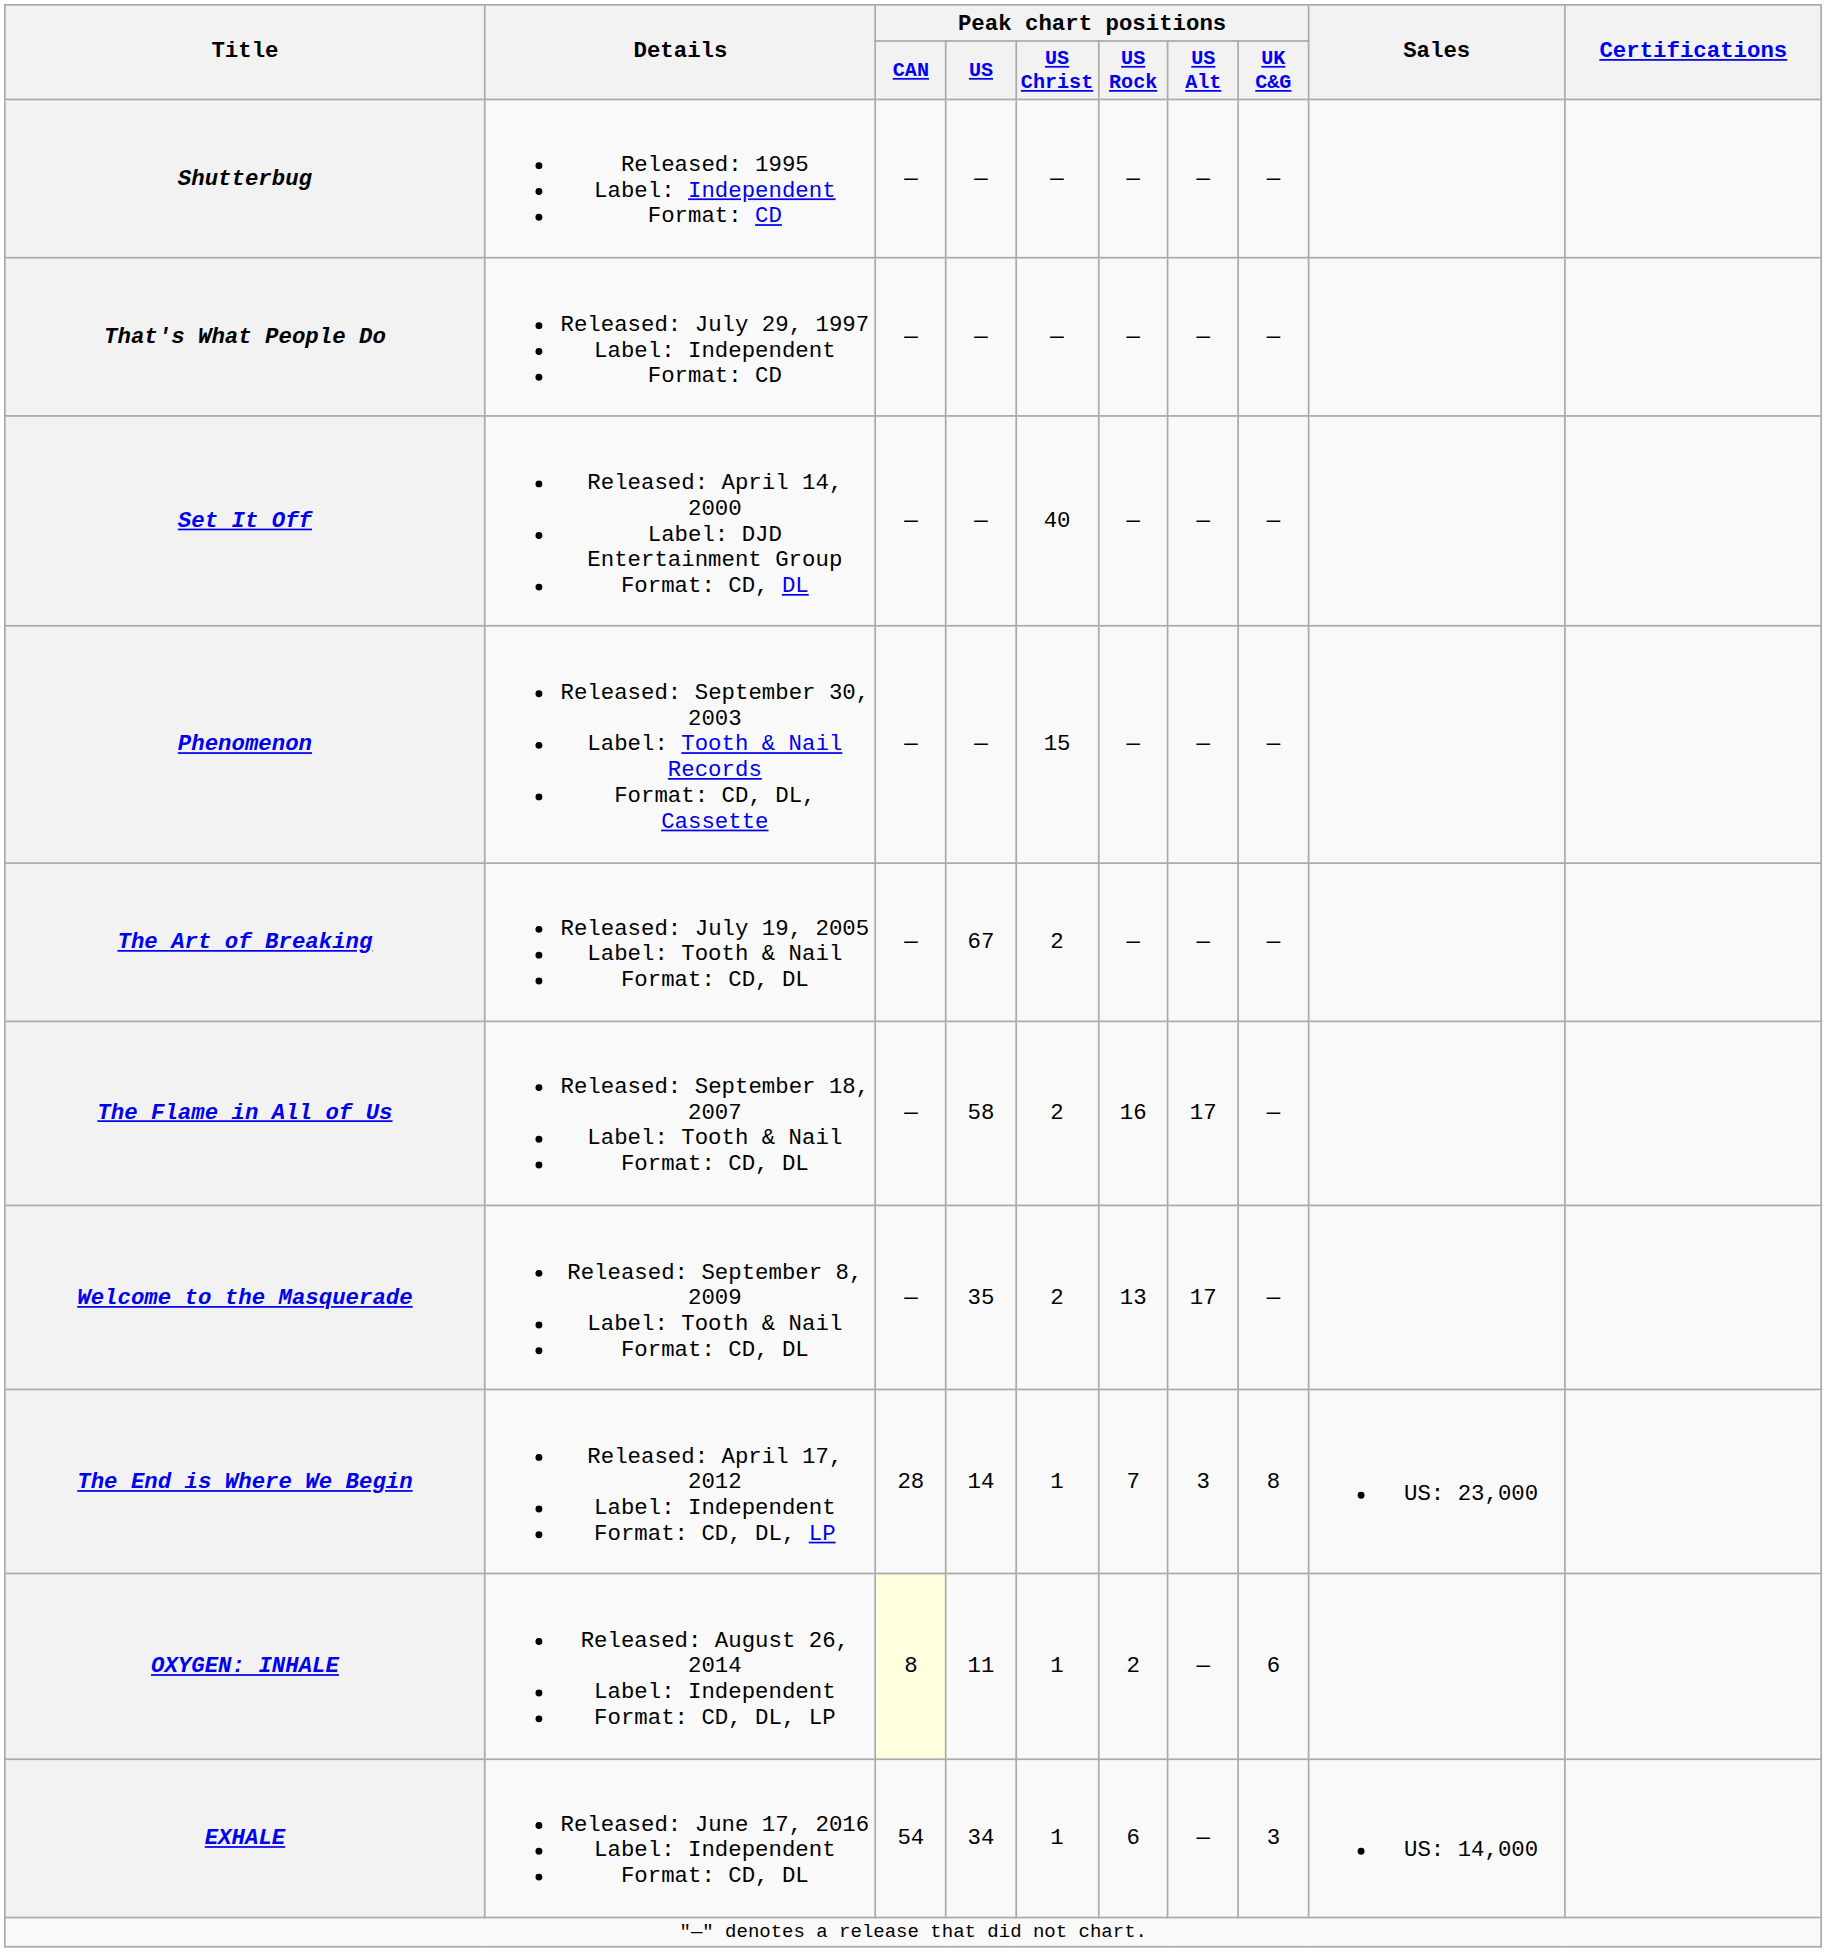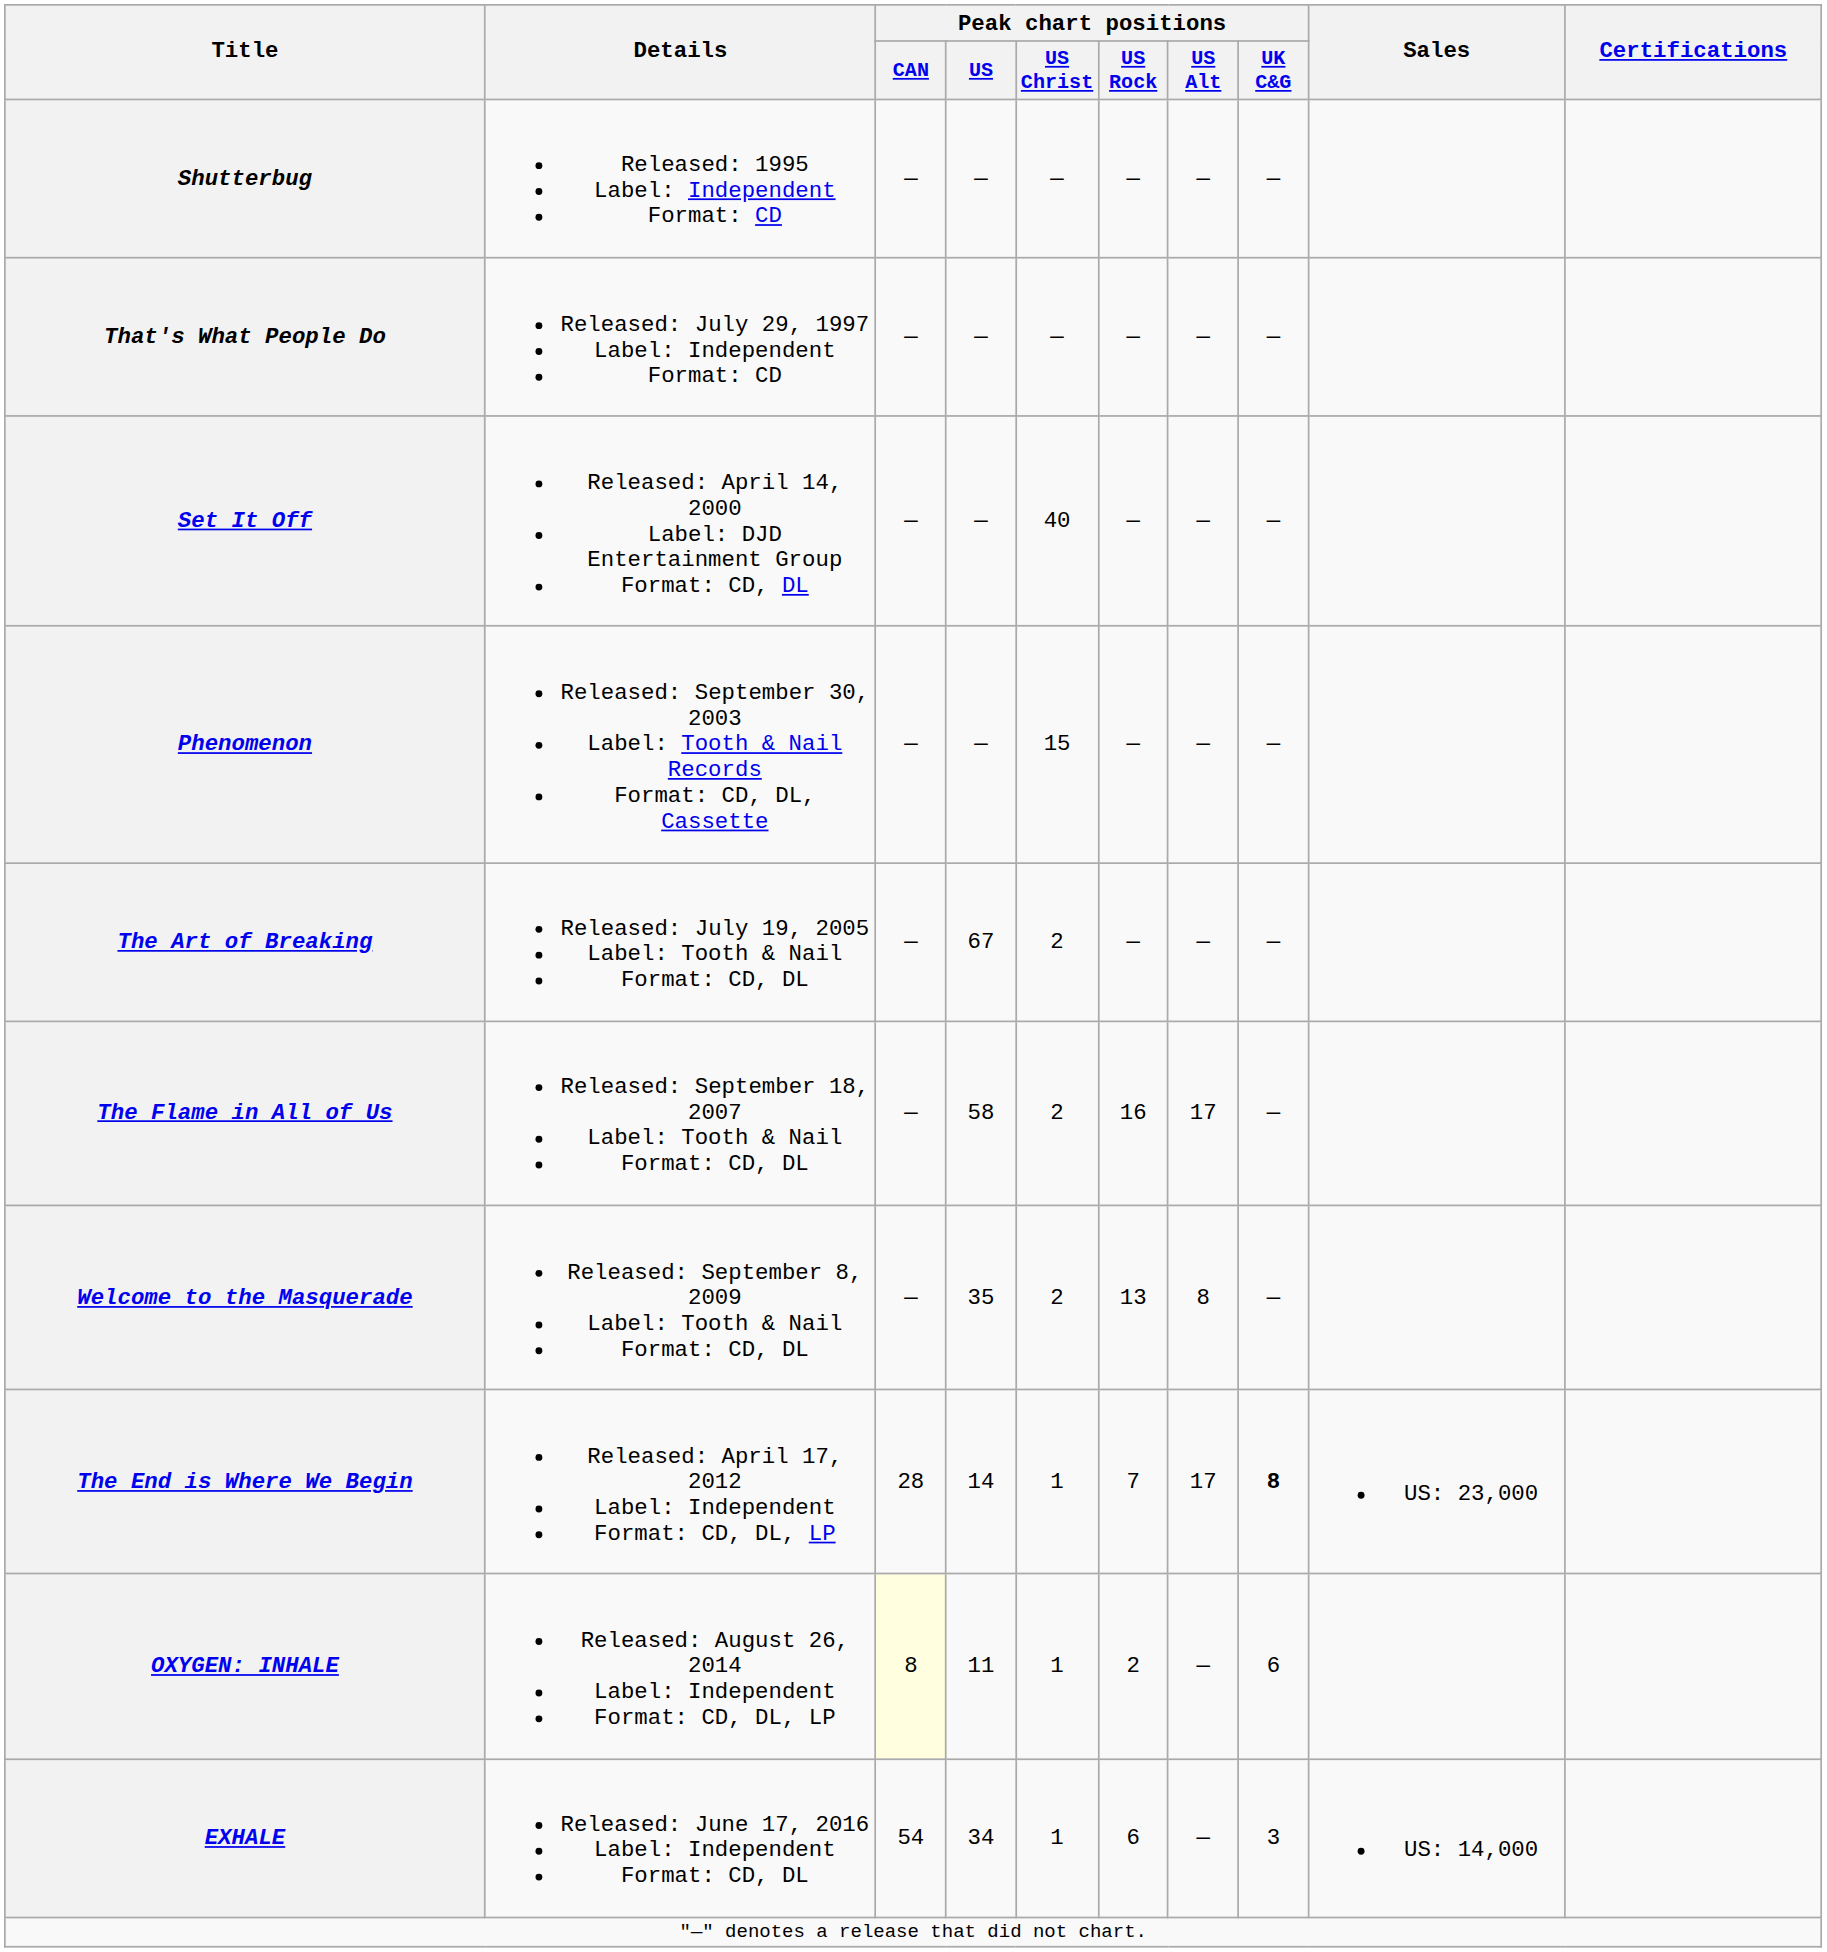(1203, 1298) 17 -> (1203, 1298) 8
(1203, 1482) 3 -> (1203, 1482) 17
(1273, 1482) normal -> (1273, 1482) bold
